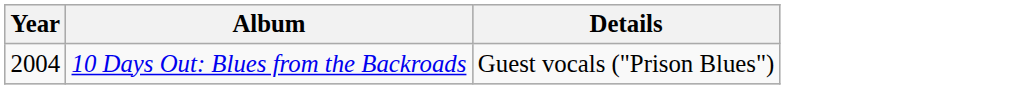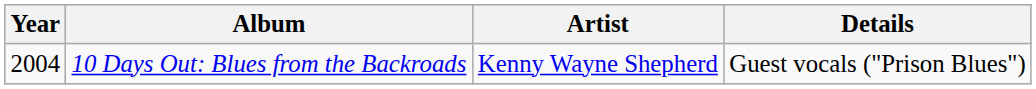+ column: (598, 24)
